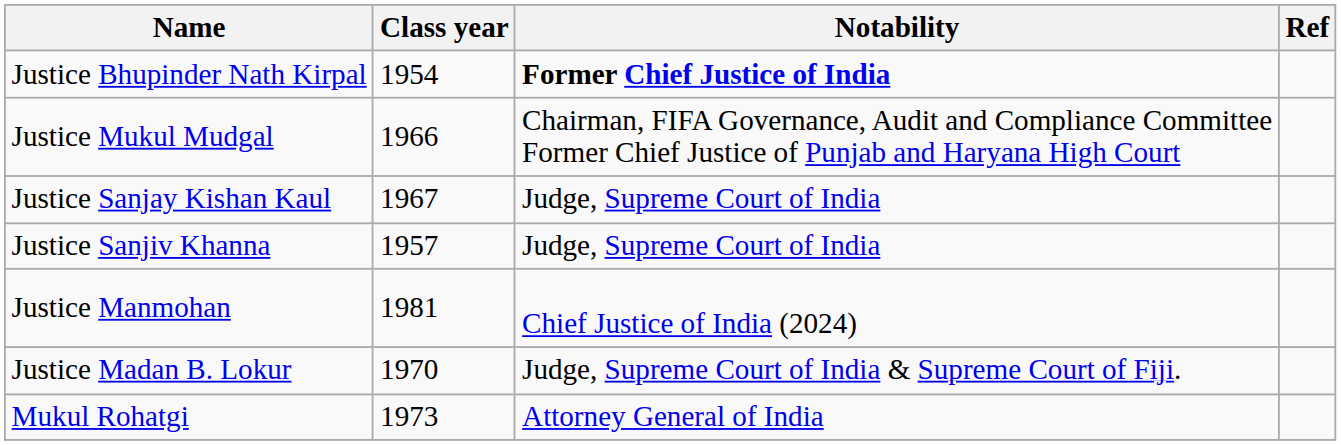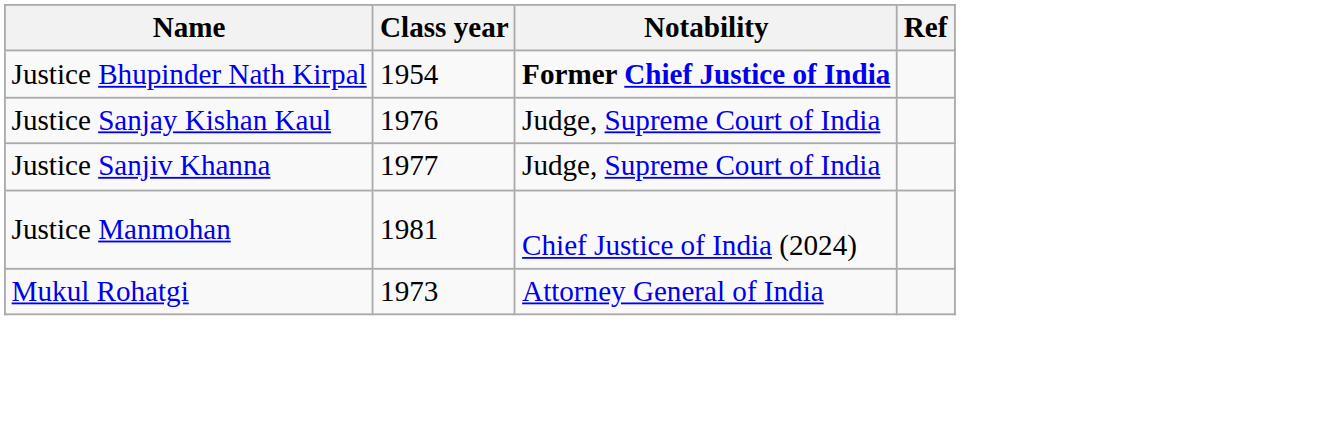- row: (143, 136)
(409, 198) 1967 -> (409, 119) 1976
(409, 245) 1957 -> (409, 166) 1977
- row: (152, 370)
